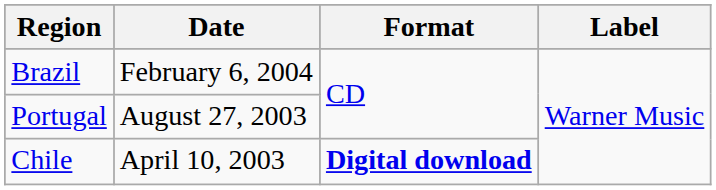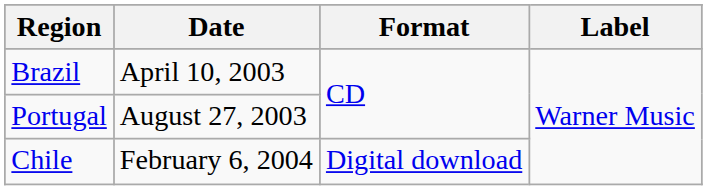(216, 71) February 6, 2004 -> (202, 71) April 10, 2003
(202, 160) April 10, 2003 -> (216, 160) February 6, 2004
(429, 160) bold -> (424, 160) normal
